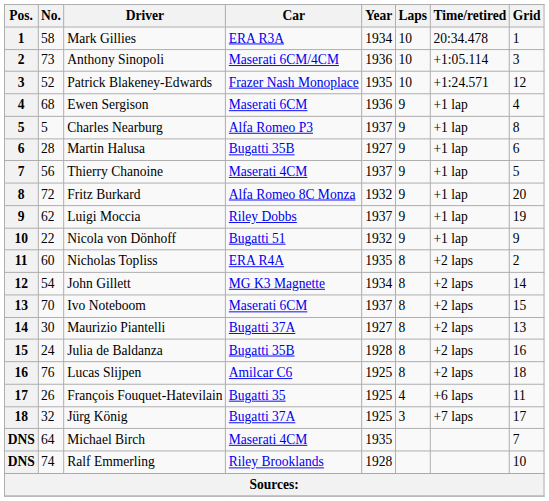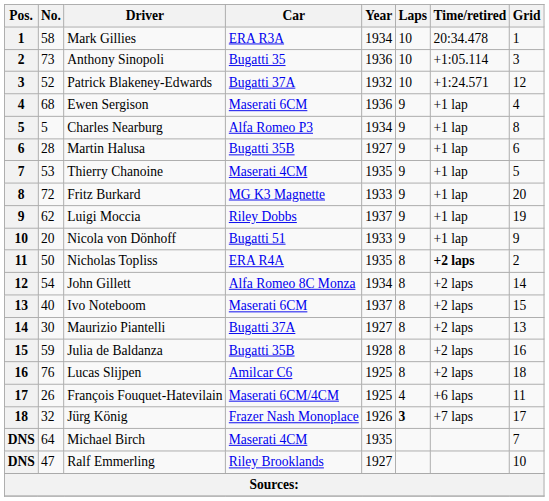(284, 60) Maserati 6CM/4CM -> (257, 60) Bugatti 35
(294, 83) Frazer Nash Monoplace -> (262, 83) Bugatti 37A
(379, 83) 1935 -> (379, 83) 1932
(379, 127) 1937 -> (379, 127) 1934
(48, 172) 56 -> (48, 172) 53
(379, 172) 1937 -> (379, 172) 1935
(292, 194) Alfa Romeo 8C Monza -> (277, 194) MG K3 Magnette
(379, 194) 1932 -> (379, 194) 1933
(48, 239) 22 -> (48, 239) 20
(379, 239) 1932 -> (379, 239) 1933
(48, 261) 60 -> (48, 261) 50
(453, 261) normal -> (454, 261) bold
(277, 283) MG K3 Magnette -> (292, 283) Alfa Romeo 8C Monza
(48, 306) 70 -> (48, 306) 40
(48, 350) 24 -> (48, 350) 59
(257, 395) Bugatti 35 -> (284, 395) Maserati 6CM/4CM
(262, 417) Bugatti 37A -> (294, 417) Frazer Nash Monoplace
(379, 417) 1925 -> (379, 417) 1926
(402, 417) normal -> (402, 417) bold
(48, 462) 74 -> (48, 462) 47
(379, 462) 1928 -> (379, 462) 1927
